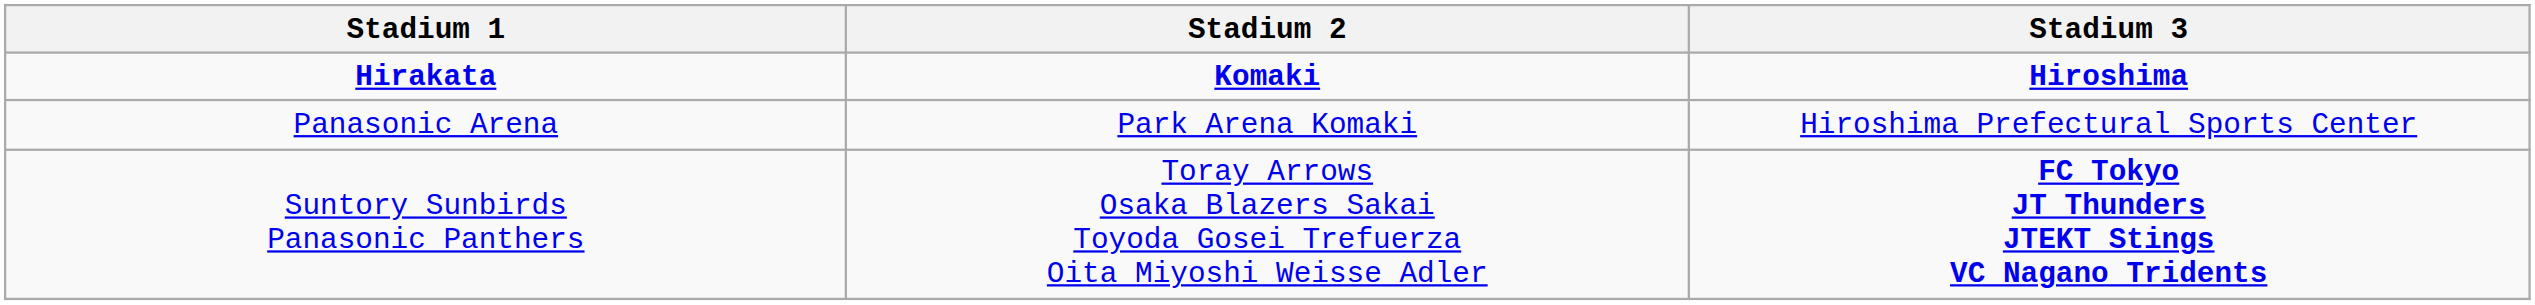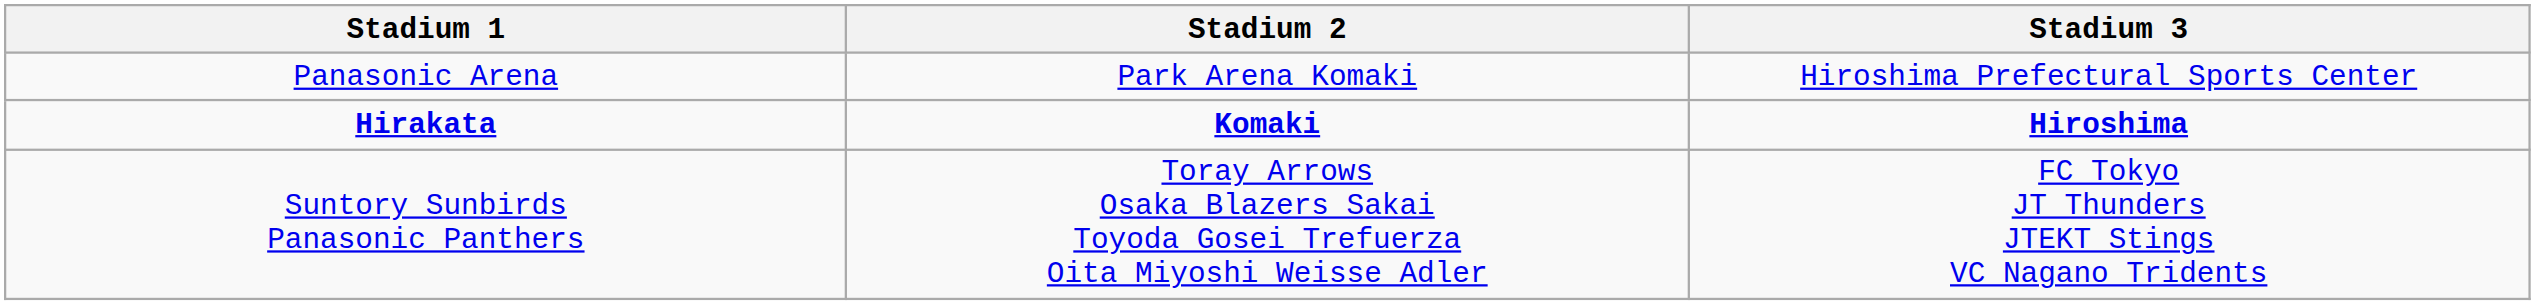rows swapped: (426, 77) <-> (426, 125)
(2109, 224) bold -> (2109, 224) normal
